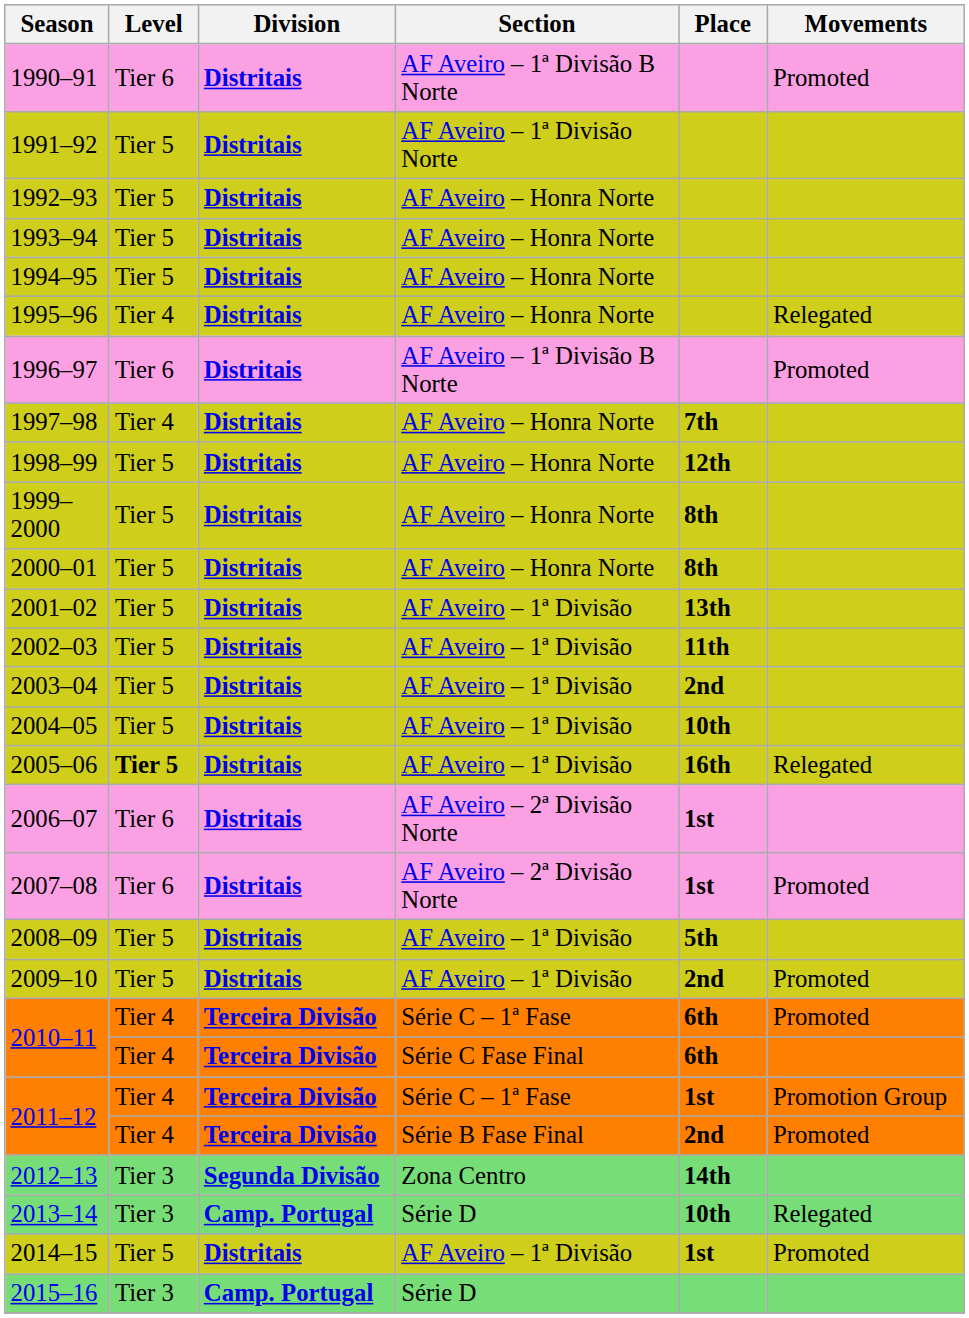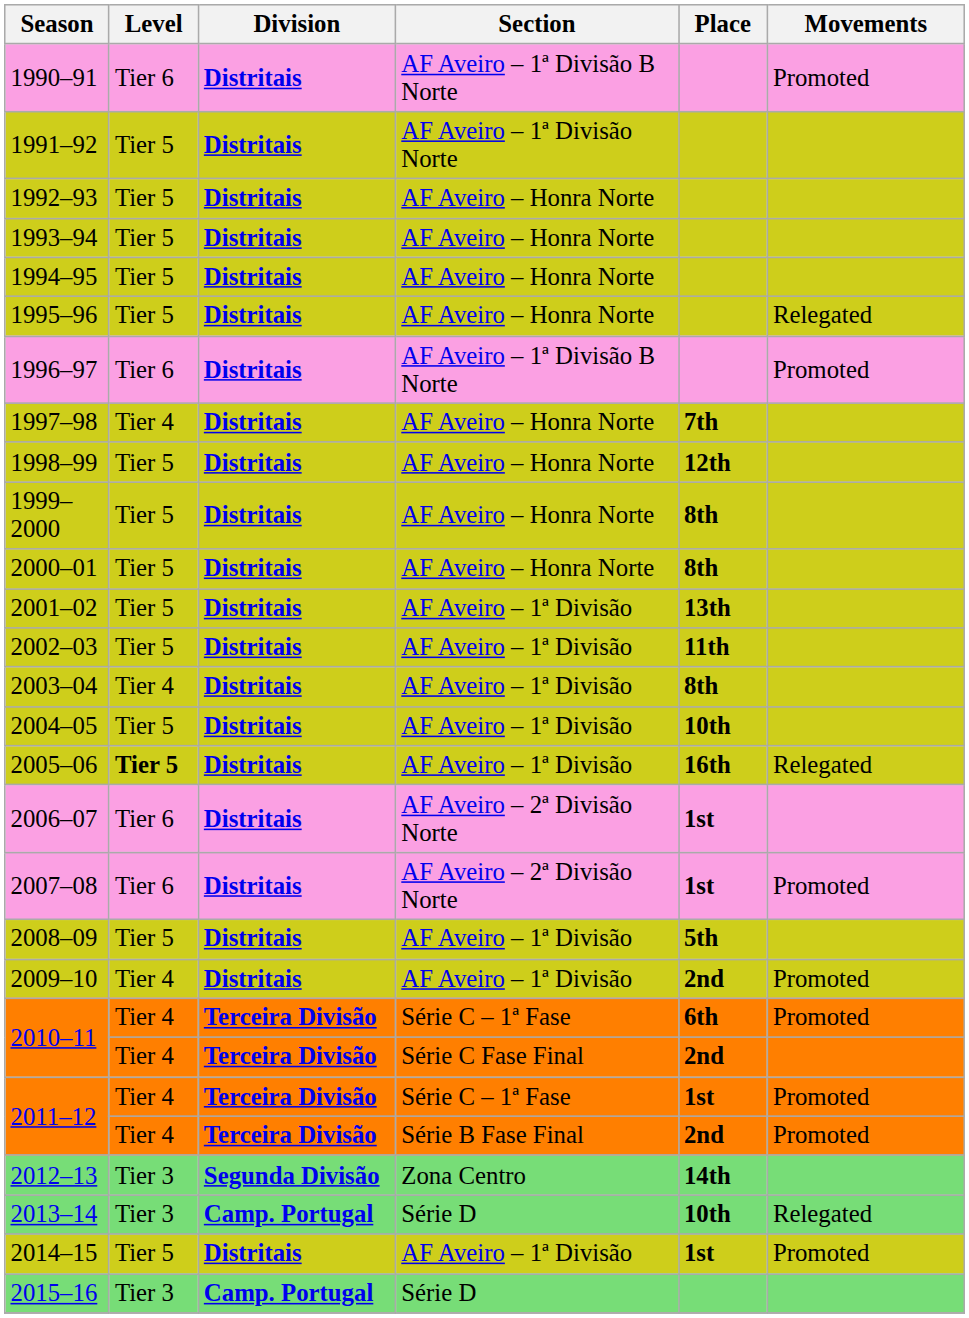(144, 315) Tier 4 -> (144, 315) Tier 5
(144, 686) Tier 5 -> (144, 686) Tier 4
(704, 686) 2nd -> (701, 686) 8th
(144, 978) Tier 5 -> (144, 978) Tier 4
(701, 1056) 6th -> (704, 1056) 2nd
(860, 1096) Promotion Group -> (821, 1096) Promoted
